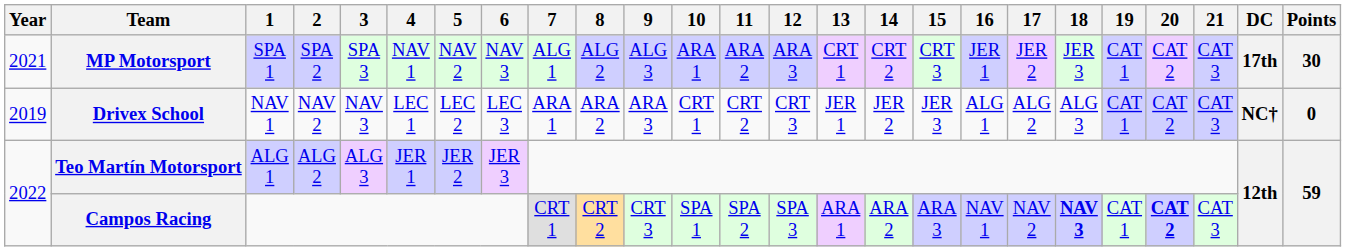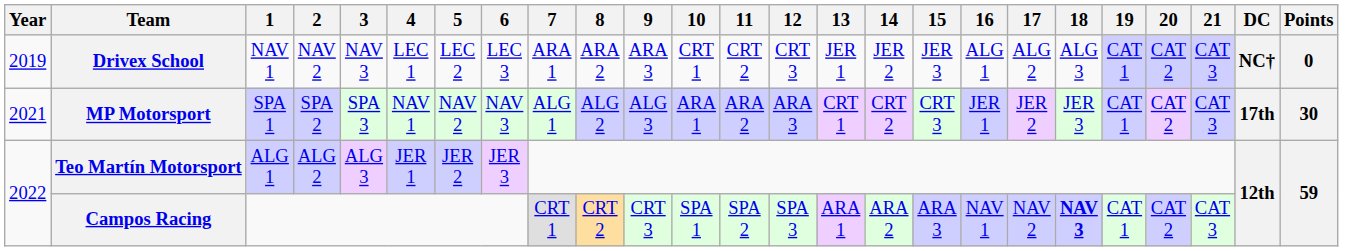rows swapped: (148, 113) <-> (148, 61)
(1170, 219) bold -> (1168, 219) normal
